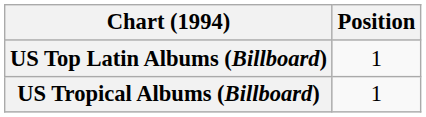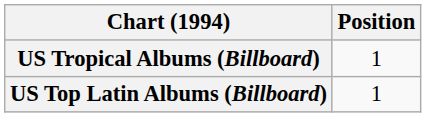rows swapped: (169, 58) <-> (169, 93)
